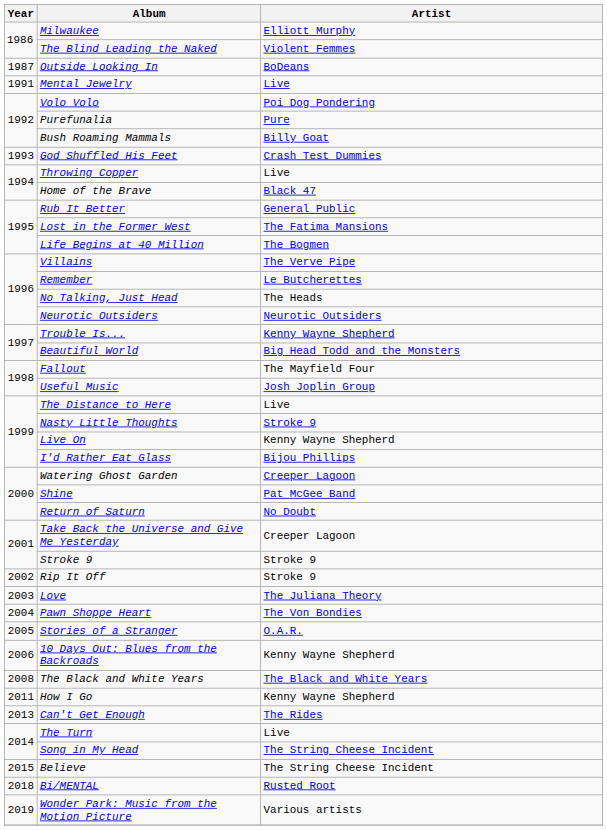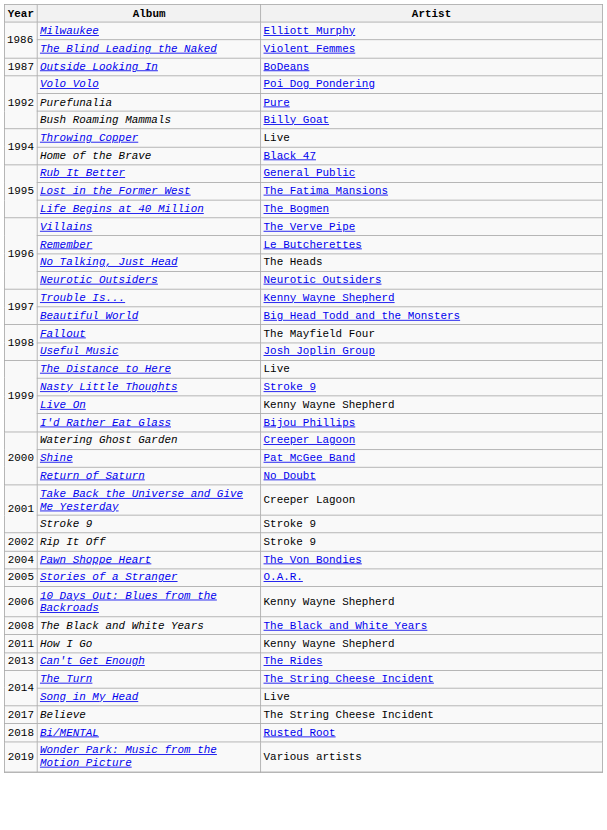- row: (86, 85)
- row: (109, 156)
- row: (53, 595)
(277, 733) Live -> (349, 679) The String Cheese Incident
(349, 750) The String Cheese Incident -> (277, 697) Live
(21, 768) 2015 -> (21, 715) 2017
